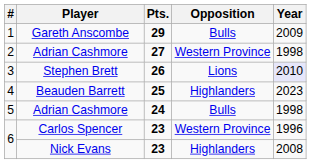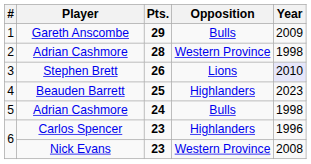(158, 52) 27 -> (158, 52) 28
(223, 129) Western Province -> (223, 129) Highlanders
(223, 149) Highlanders -> (223, 149) Western Province
